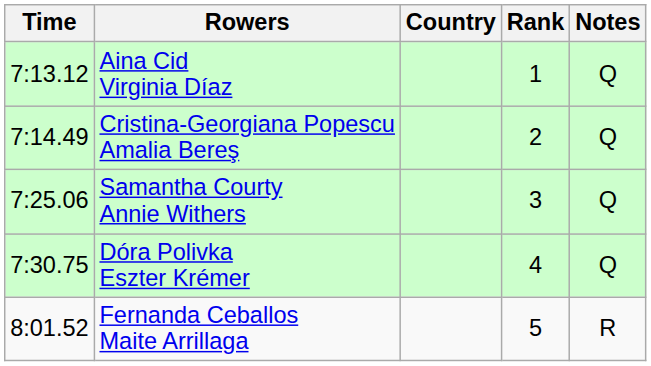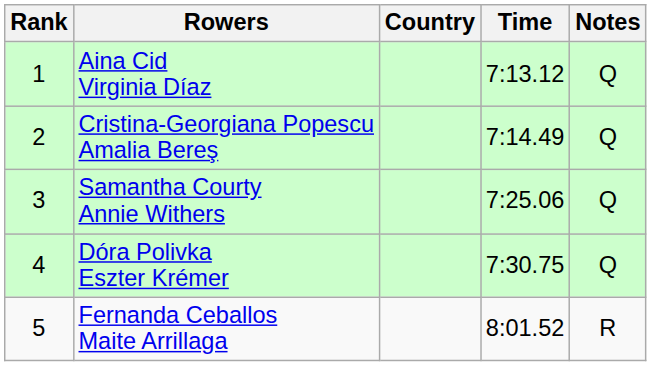columns swapped: (536, 23) <-> (49, 23)
